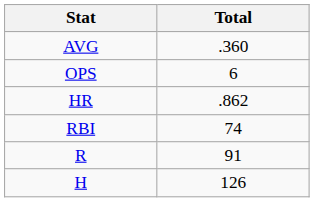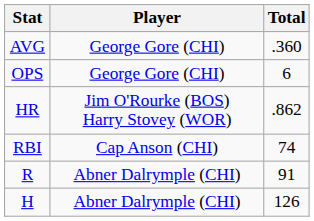+ column: (157, 18)
